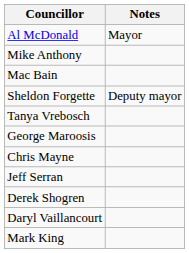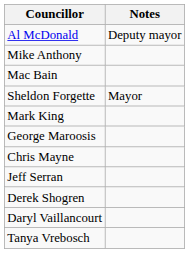(125, 34) Mayor -> (145, 34) Deputy mayor
(145, 95) Deputy mayor -> (125, 95) Mayor
rows swapped: (36, 237) <-> (49, 116)
